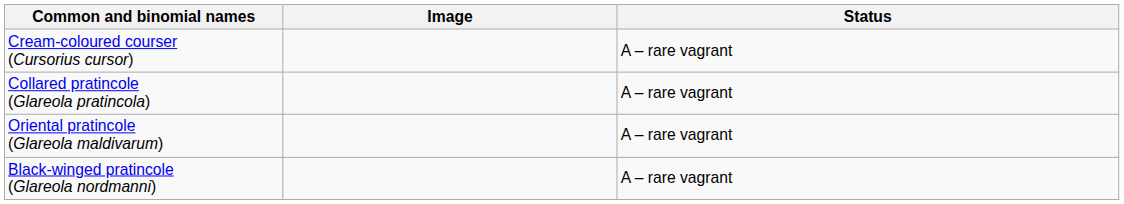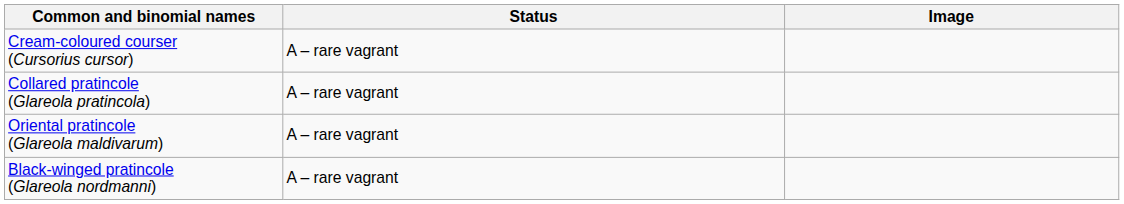columns swapped: (450, 16) <-> (868, 16)
